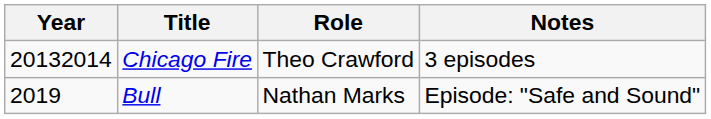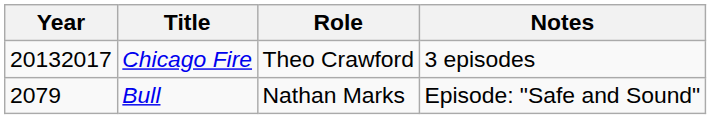(61, 58) 20132014 -> (61, 58) 20132017
(35, 95) 2019 -> (35, 95) 2079
